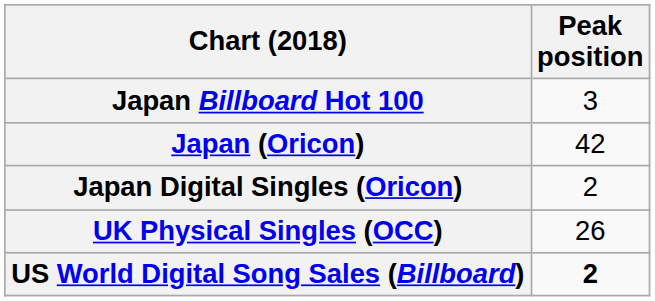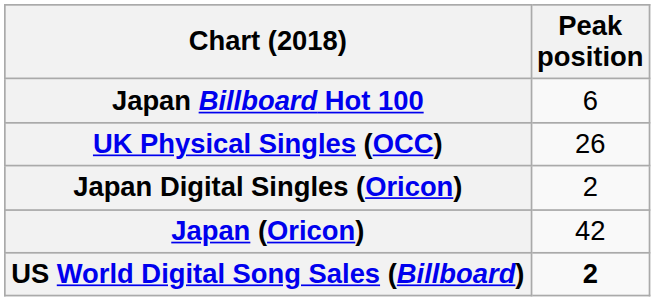(590, 100) 3 -> (590, 100) 6
rows swapped: (268, 143) <-> (268, 230)
